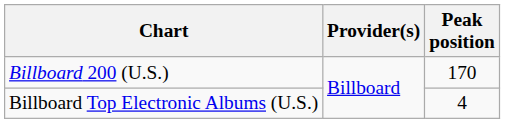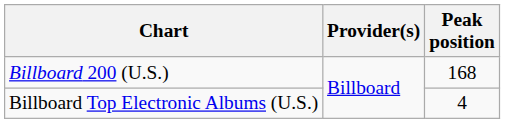(462, 72) 170 -> (462, 72) 168
